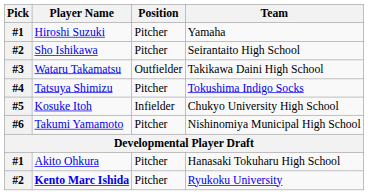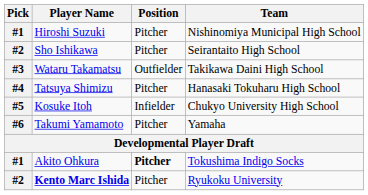(207, 32) Yamaha -> (274, 32) Nishinomiya Municipal High School
(246, 87) Tokushima Indigo Socks -> (264, 87) Hanasaki Tokuharu High School
(274, 124) Nishinomiya Municipal High School -> (207, 124) Yamaha
(151, 161) normal -> (153, 161) bold
(264, 161) Hanasaki Tokuharu High School -> (246, 161) Tokushima Indigo Socks
